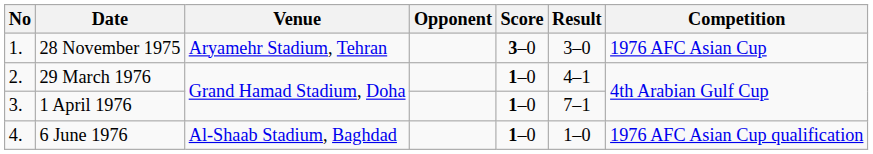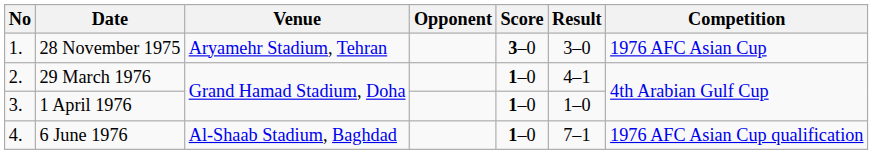(577, 105) 7–1 -> (577, 105) 1–0
(577, 134) 1–0 -> (577, 134) 7–1
